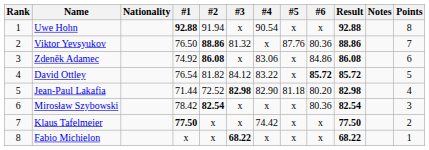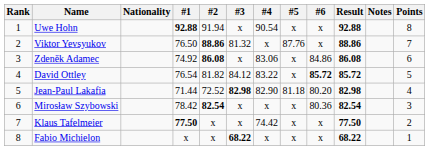(321, 43) 80.36 -> (321, 43) x
